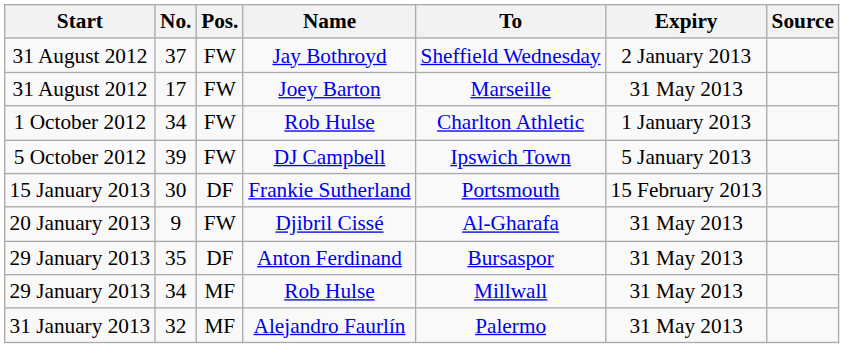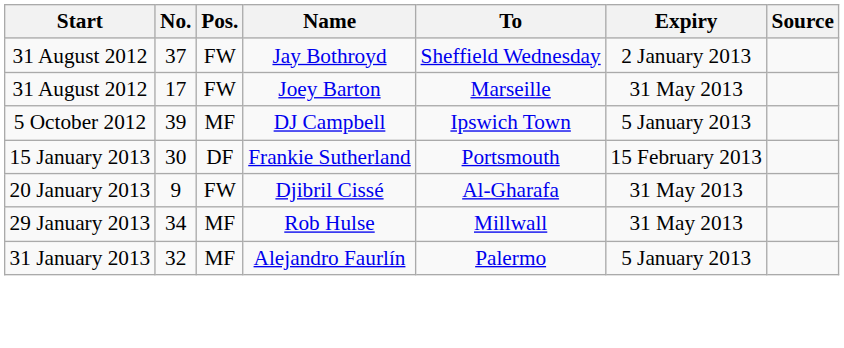- row: (80, 122)
(220, 156) FW -> (220, 122) MF
- row: (80, 257)
(686, 325) 31 May 2013 -> (686, 257) 5 January 2013
